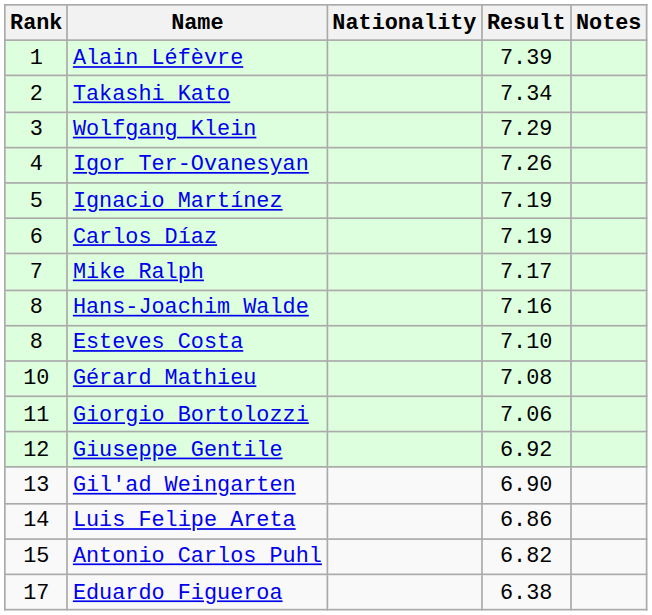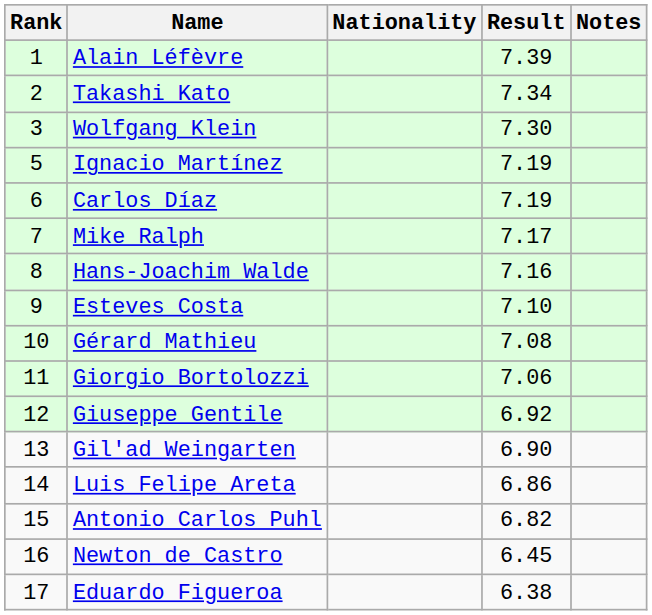(526, 129) 7.29 -> (526, 129) 7.30
- row: (191, 165)
(36, 343) 8 -> (36, 307) 9
+ row: (178, 557)
